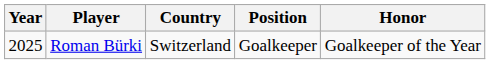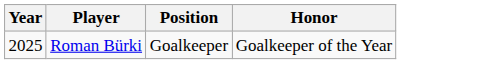- column: (190, 17)
